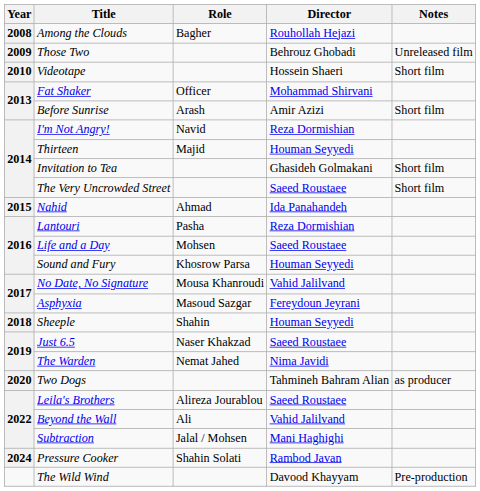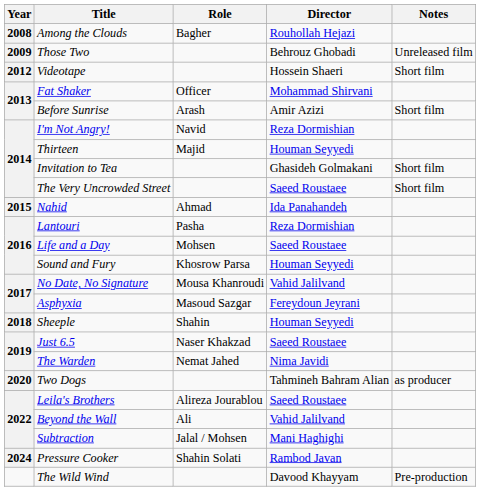(19, 71) 2010 -> (19, 71) 2012
